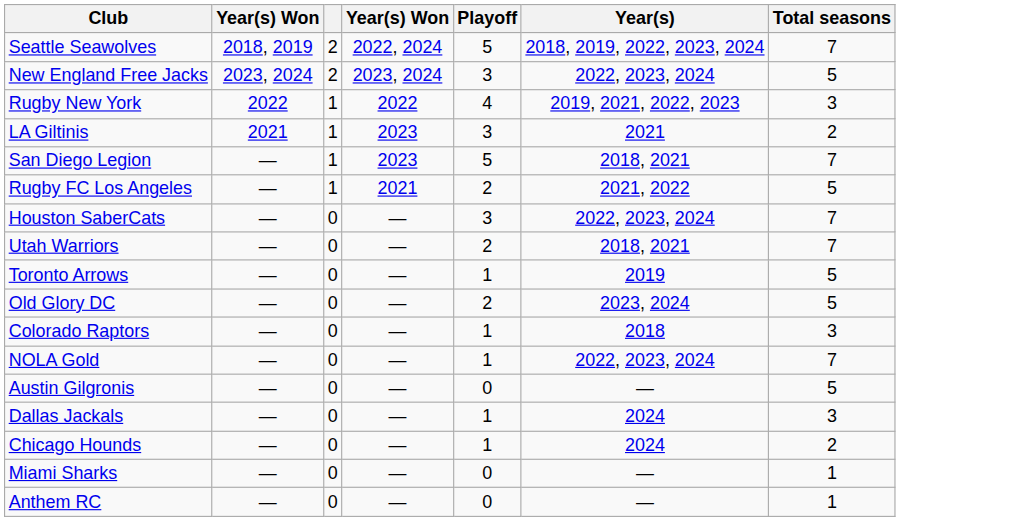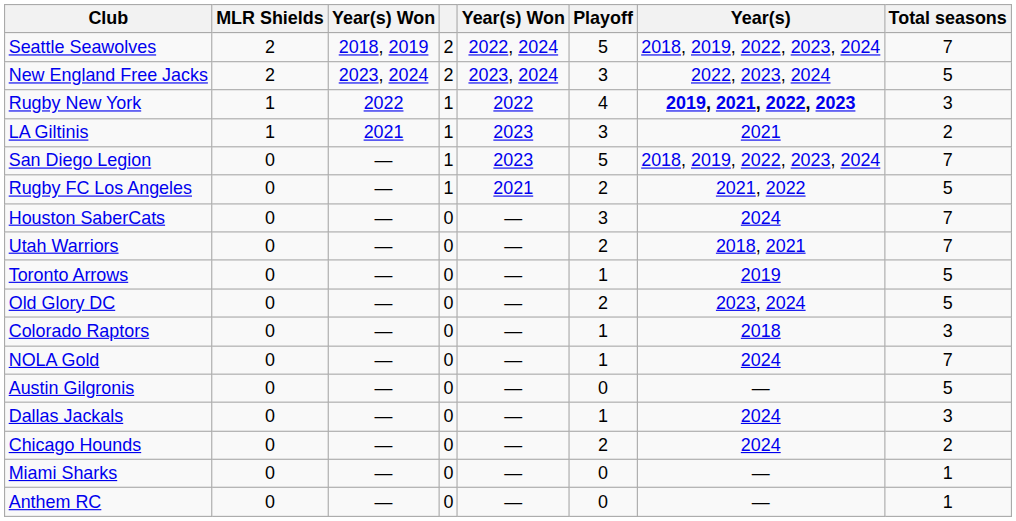+ column: (270, 18)
(645, 103) normal -> (761, 103) bold
(645, 160) 2018, 2021 -> (761, 160) 2018, 2019, 2022, 2023, 2024
(645, 217) 2022, 2023, 2024 -> (761, 217) 2024
(645, 359) 2022, 2023, 2024 -> (761, 359) 2024
(487, 445) 1 -> (603, 445) 2
